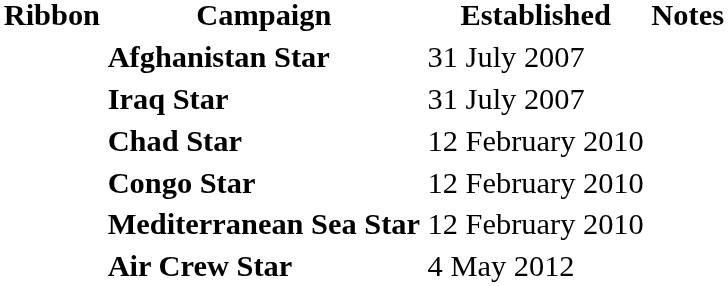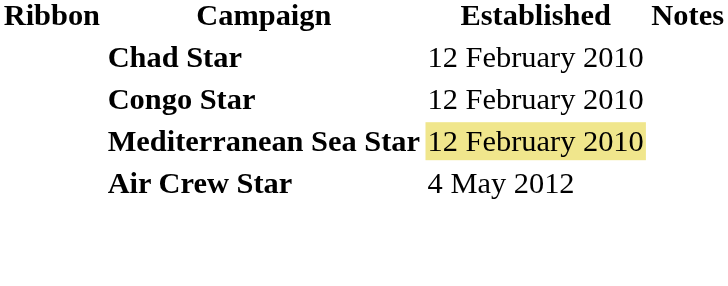- row: (219, 57)
- row: (168, 98)
(536, 224) no background -> (536, 140) khaki background
